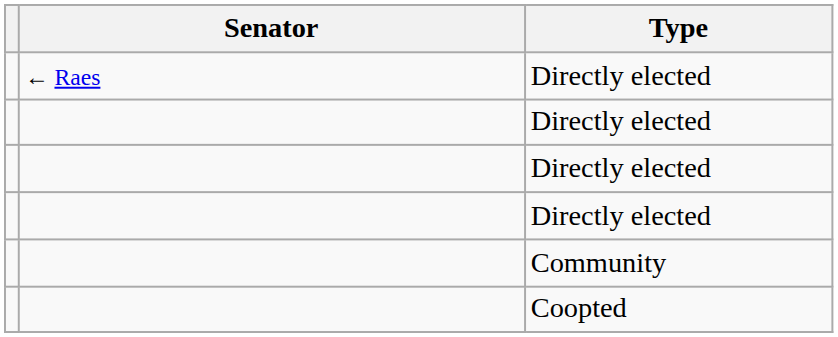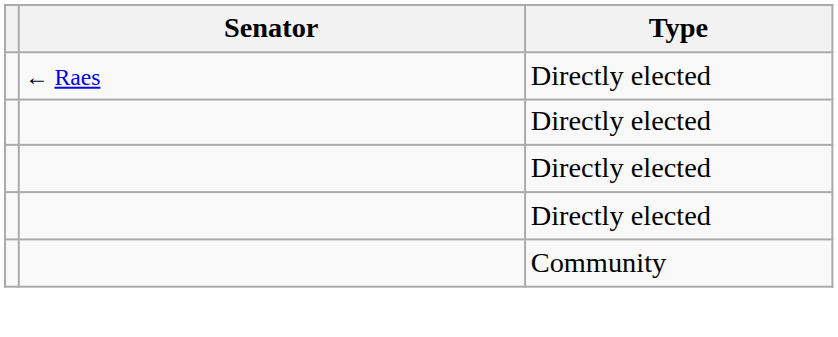- row: (271, 309)
